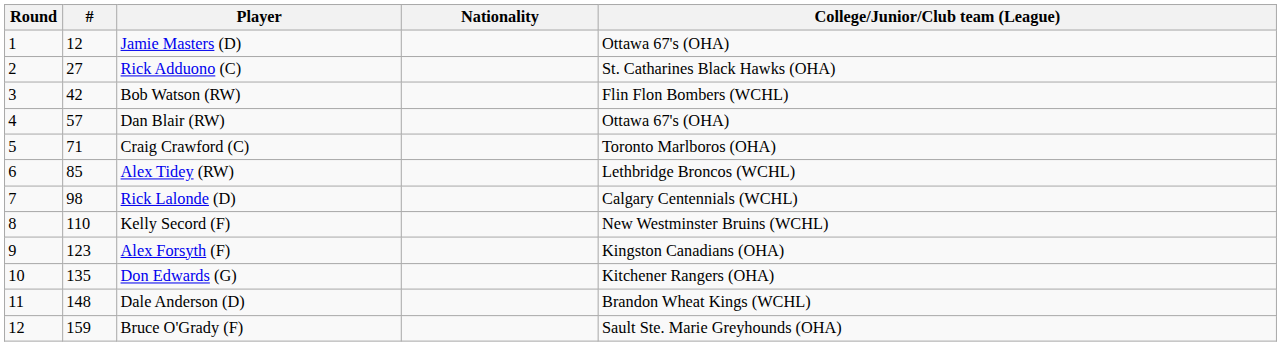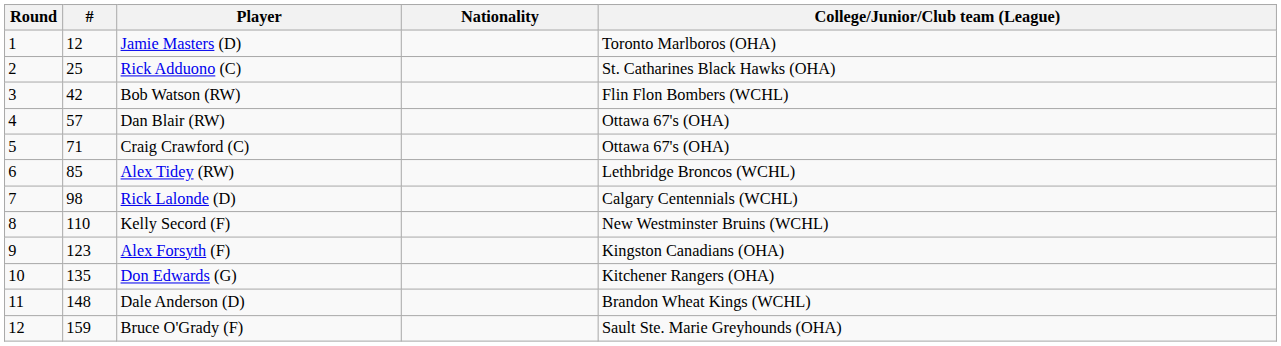(666, 43) Ottawa 67's (OHA) -> (689, 43) Toronto Marlboros (OHA)
(74, 69) 27 -> (74, 69) 25
(689, 146) Toronto Marlboros (OHA) -> (666, 146) Ottawa 67's (OHA)
